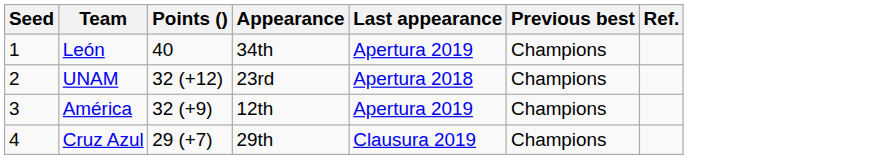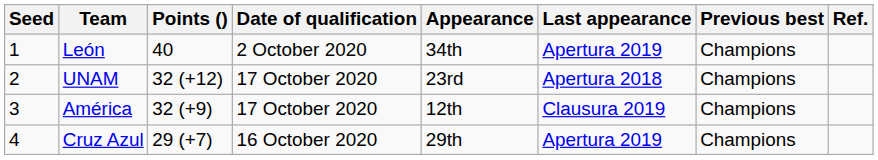+ column: (327, 19)
(413, 109) Apertura 2019 -> (604, 109) Clausura 2019
(415, 139) Clausura 2019 -> (602, 139) Apertura 2019
